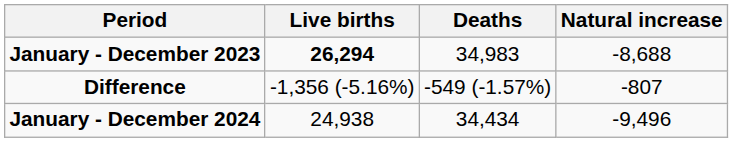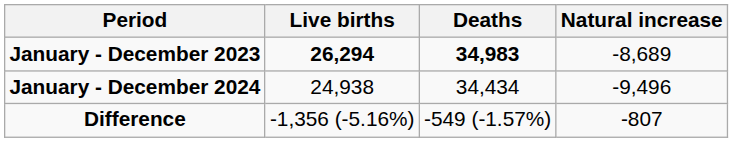(488, 53) normal -> (488, 53) bold
(642, 53) -8,688 -> (642, 53) -8,689
rows swapped: (135, 119) <-> (135, 86)
